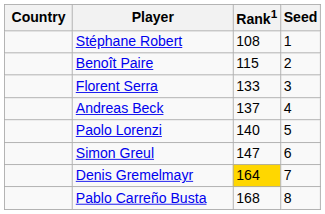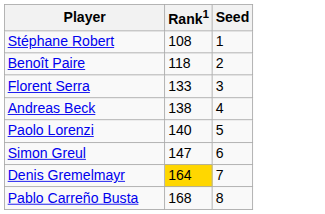- column: (38, 17)
(247, 64) 115 -> (179, 64) 118
(248, 108) 137 -> (180, 108) 138
